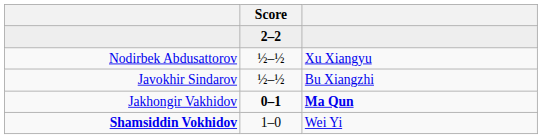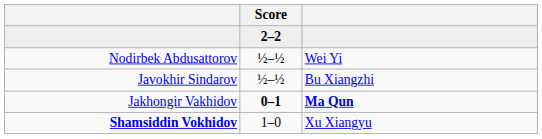(338, 58) Xu Xiangyu -> (324, 58) Wei Yi
(324, 123) Wei Yi -> (338, 123) Xu Xiangyu
